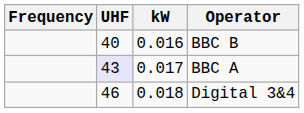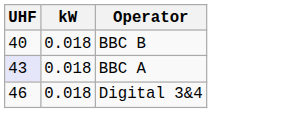- column: (51, 17)
(160, 43) 0.016 -> (68, 43) 0.018
(160, 69) 0.017 -> (68, 69) 0.018
